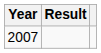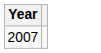- column: (66, 15)
